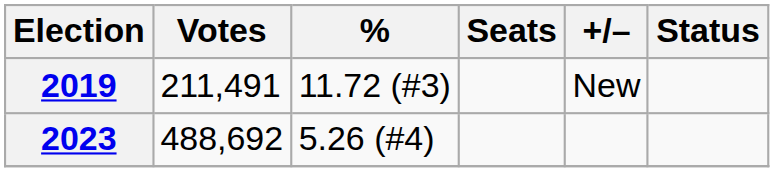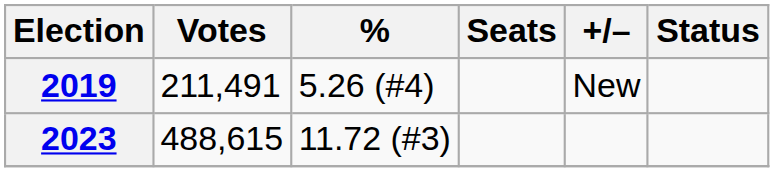(375, 85) 11.72 (#3) -> (367, 85) 5.26 (#4)
(222, 138) 488,692 -> (222, 138) 488,615
(367, 138) 5.26 (#4) -> (375, 138) 11.72 (#3)
